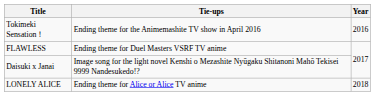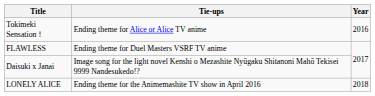(167, 29) Ending theme for the Animemashite TV show in April 2016 -> (140, 29) Ending theme for Alice or Alice TV anime
(140, 84) Ending theme for Alice or Alice TV anime -> (167, 84) Ending theme for the Animemashite TV show in April 2016
